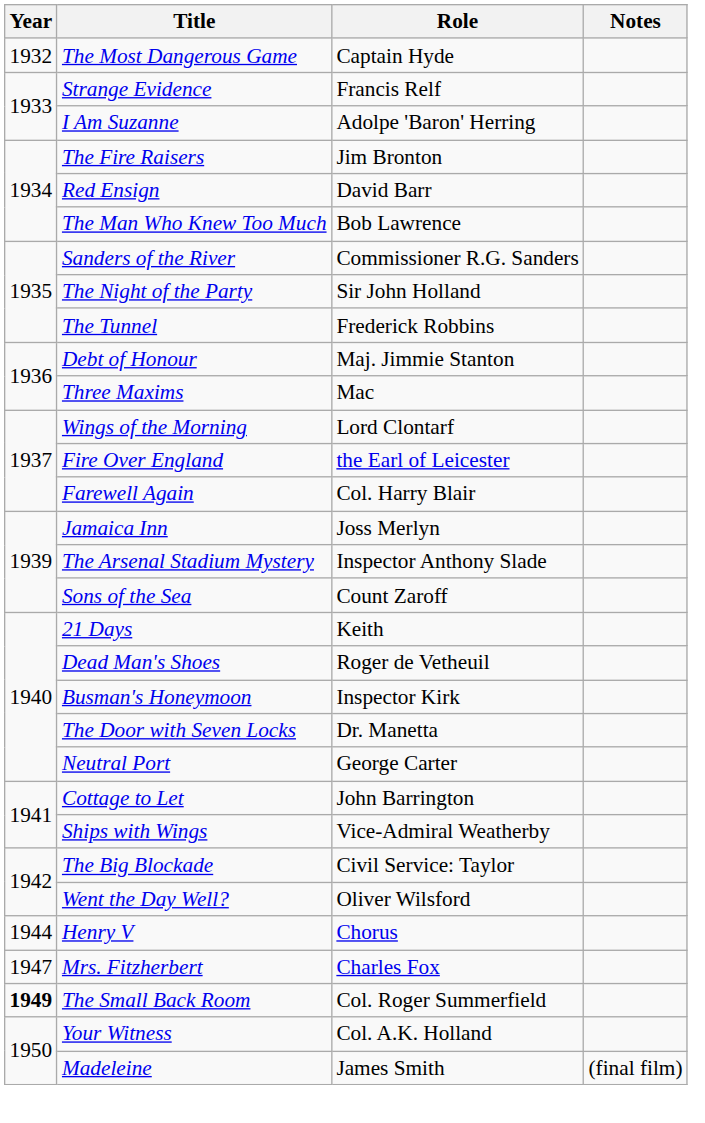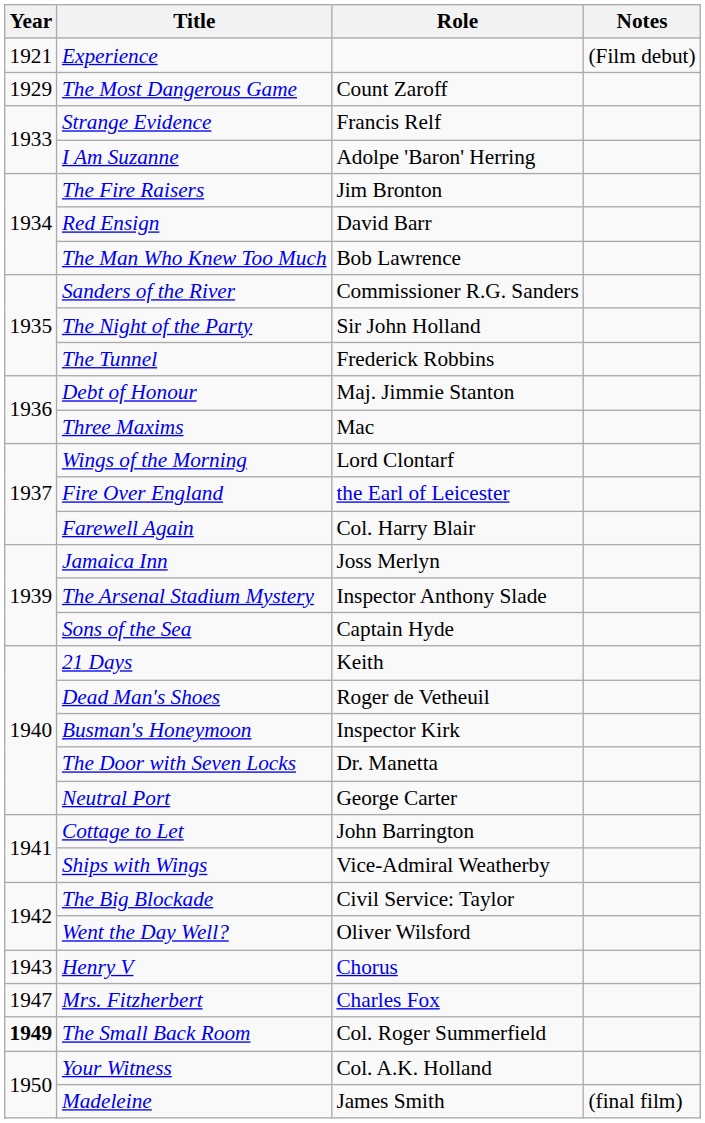+ row: (110, 55)
(31, 55) 1932 -> (31, 88) 1929
(395, 55) Captain Hyde -> (392, 88) Count Zaroff
(392, 595) Count Zaroff -> (395, 628) Captain Hyde
(31, 932) 1944 -> (31, 966) 1943
